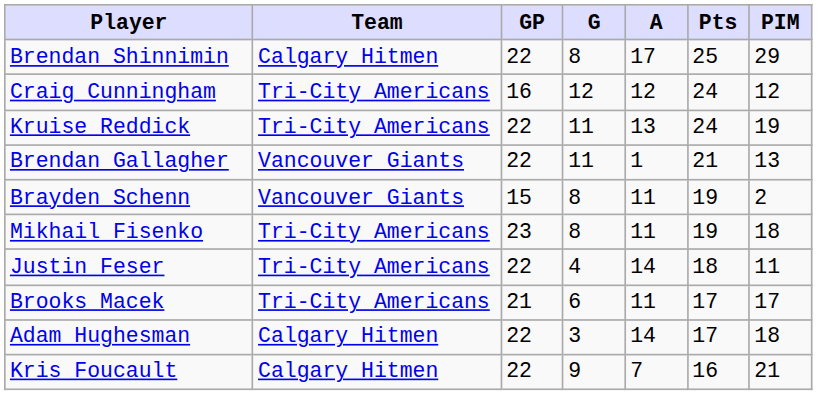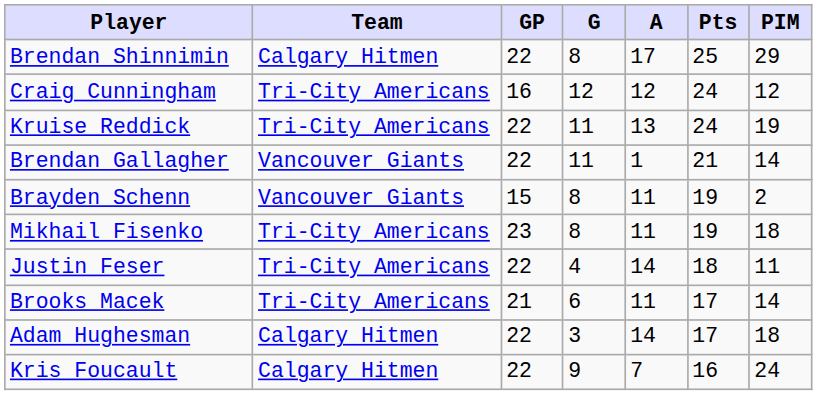(767, 162) 13 -> (767, 162) 14
(767, 302) 17 -> (767, 302) 14
(767, 372) 21 -> (767, 372) 24
